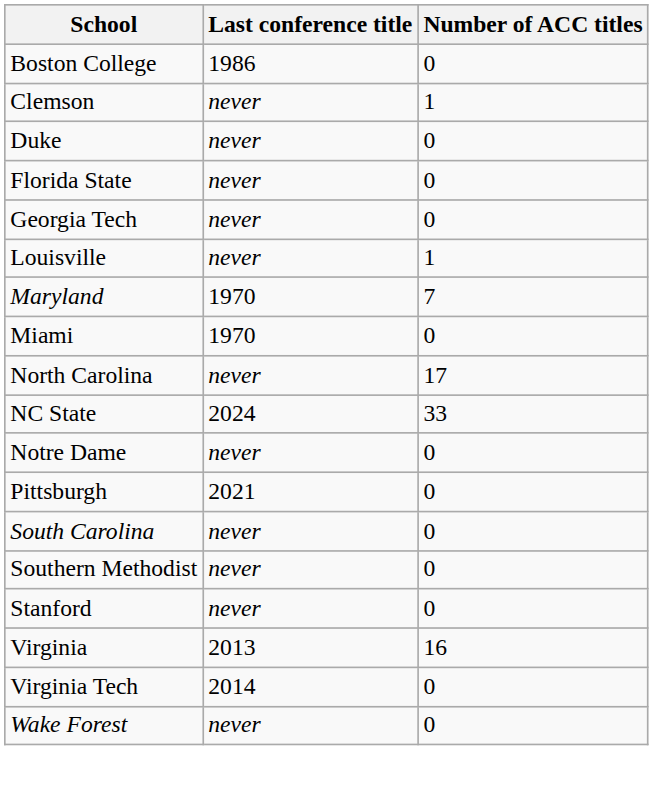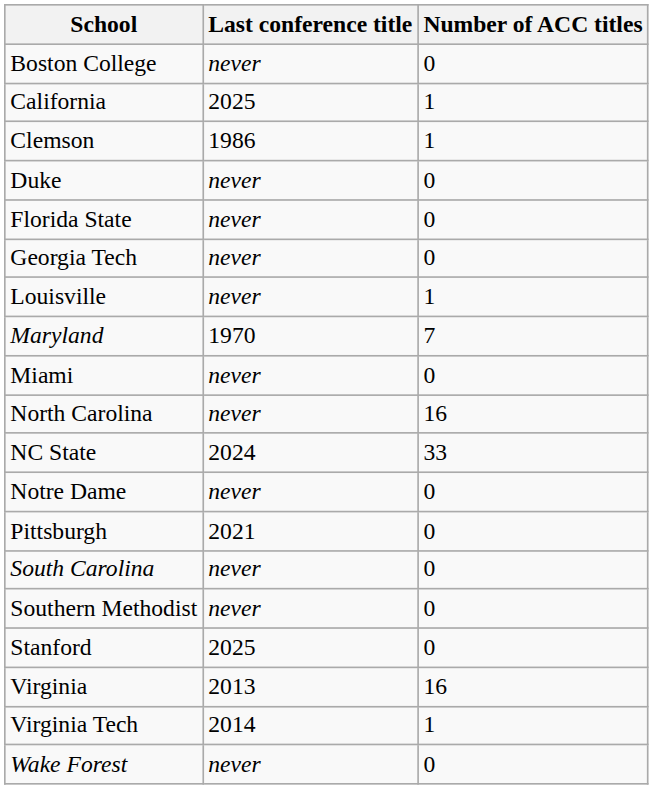(232, 63) 1986 -> (234, 63) never
+ row: (58, 102)
(234, 102) never -> (232, 141) 1986
(232, 335) 1970 -> (234, 374) never
(435, 374) 17 -> (435, 413) 16
(234, 608) never -> (232, 647) 2025
(429, 686) 0 -> (429, 725) 1
